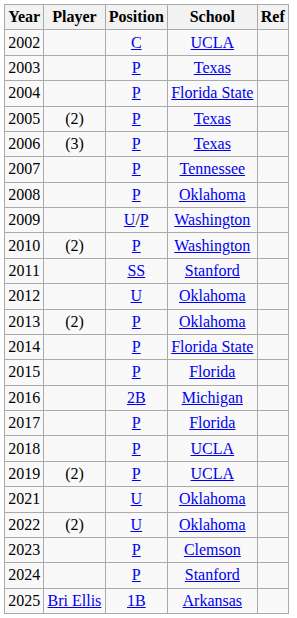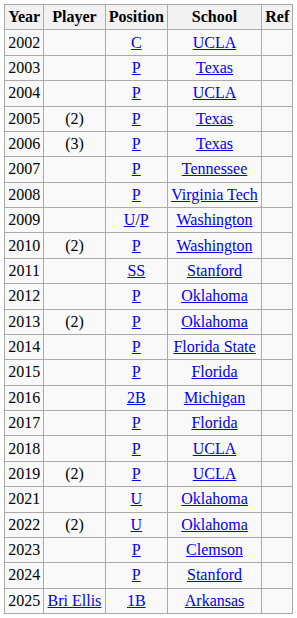(212, 93) Florida State -> (215, 93) UCLA
(212, 194) Oklahoma -> (215, 194) Virginia Tech
(136, 296) U -> (136, 296) P
